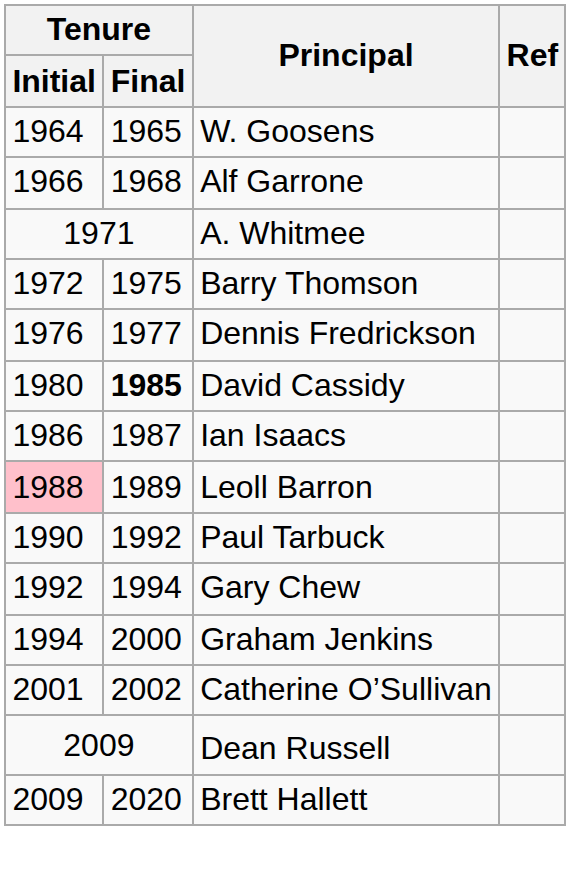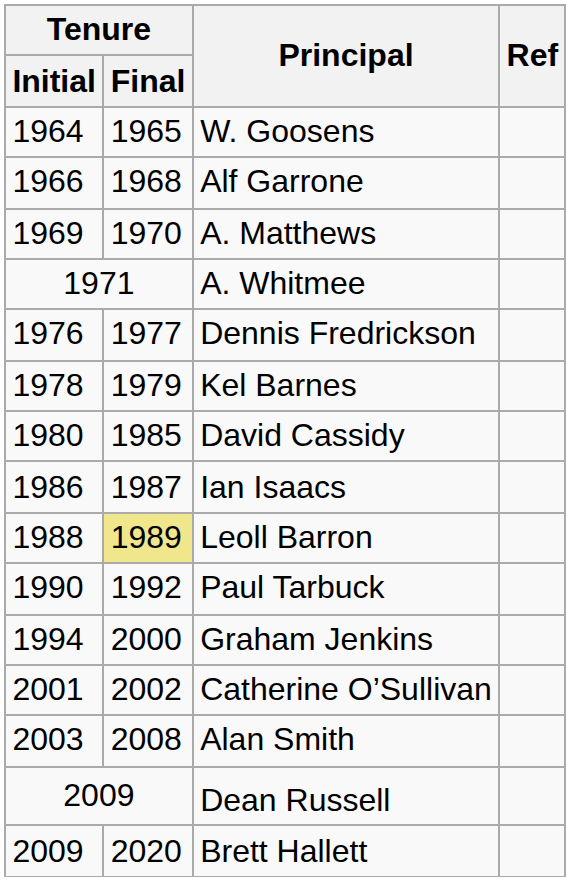+ row: (288, 232)
- row: (309, 283)
+ row: (278, 385)
(146, 385) bold -> (146, 435) normal
(48, 486) pink background -> (48, 537) no background
(146, 486) no background -> (146, 537) khaki background
- row: (280, 588)
+ row: (278, 740)
